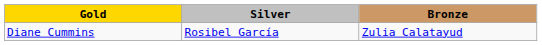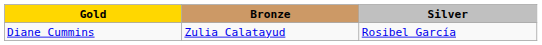columns swapped: (270, 14) <-> (448, 14)
